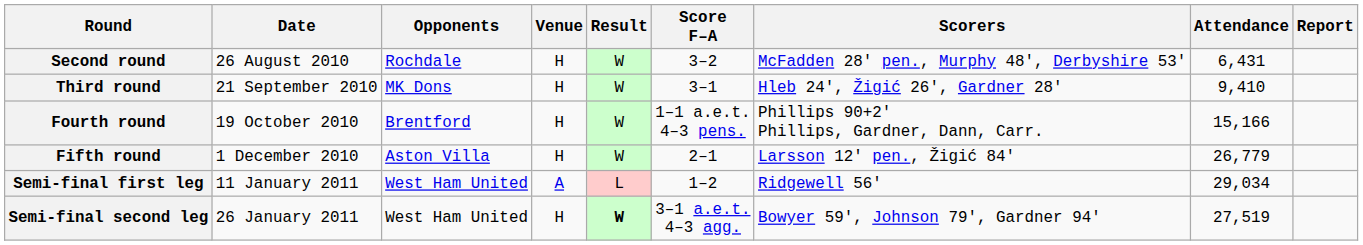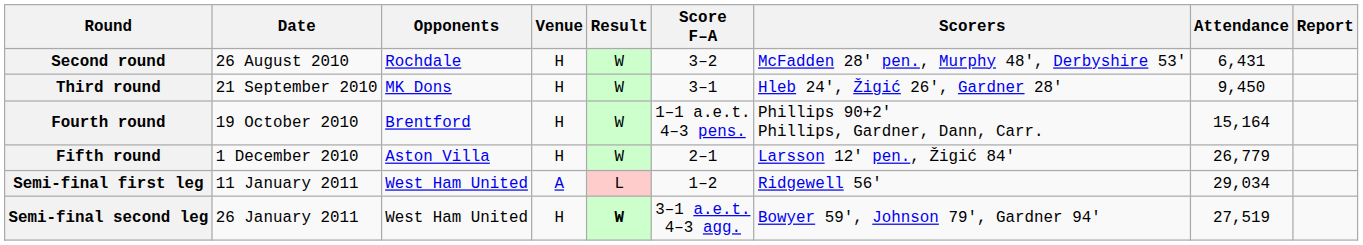(1242, 88) 9,410 -> (1242, 88) 9,450
(1242, 123) 15,166 -> (1242, 123) 15,164
